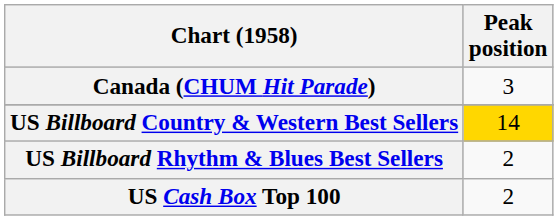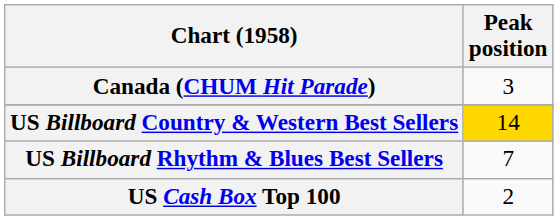(508, 159) 2 -> (508, 159) 7
